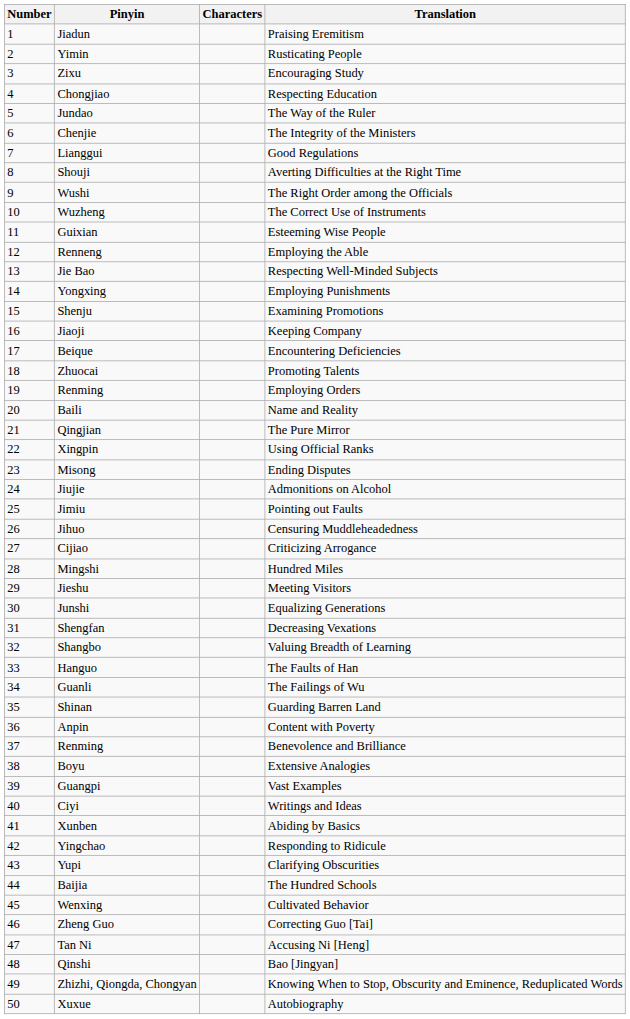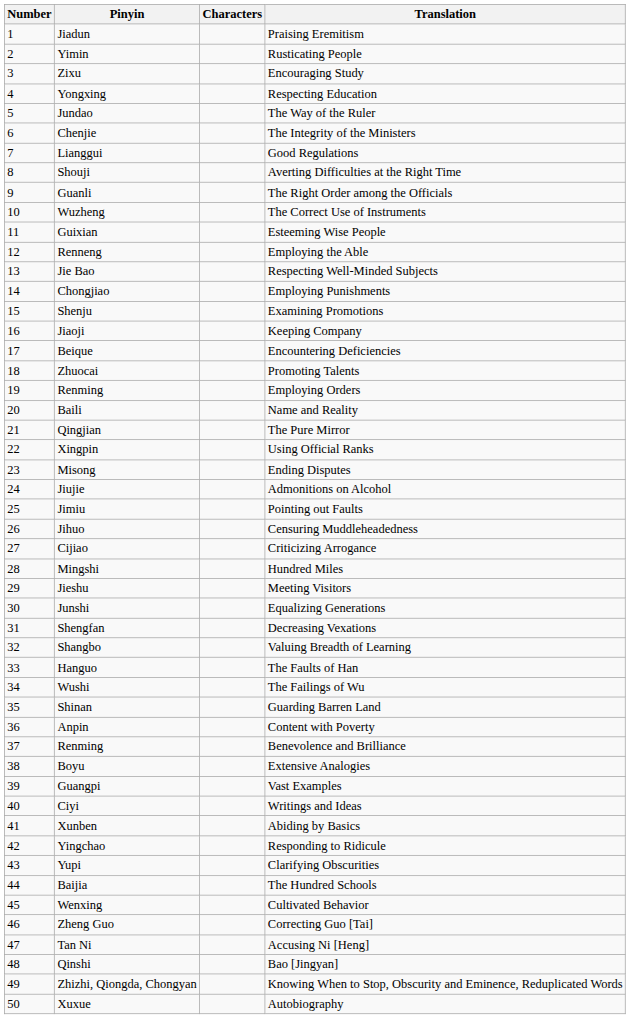(83, 93) Chongjiao -> (82, 93) Yongxing
(73, 192) Wushi -> (74, 192) Guanli
(82, 291) Yongxing -> (83, 291) Chongjiao
(74, 687) Guanli -> (73, 687) Wushi
